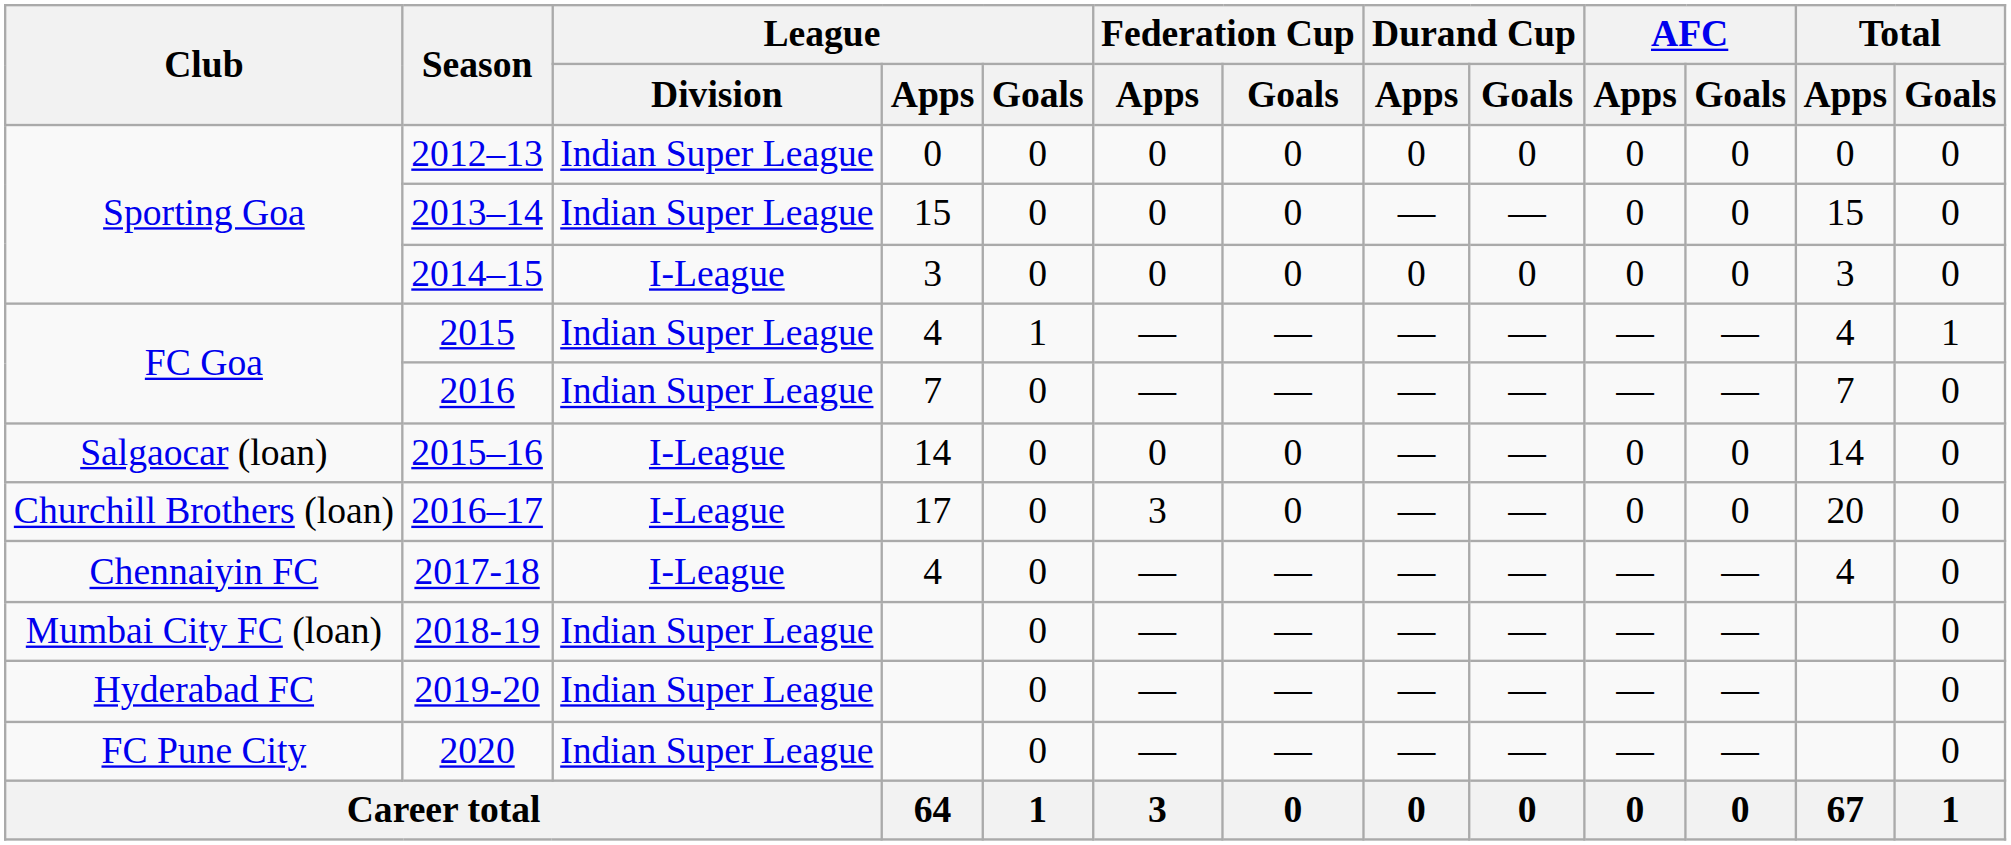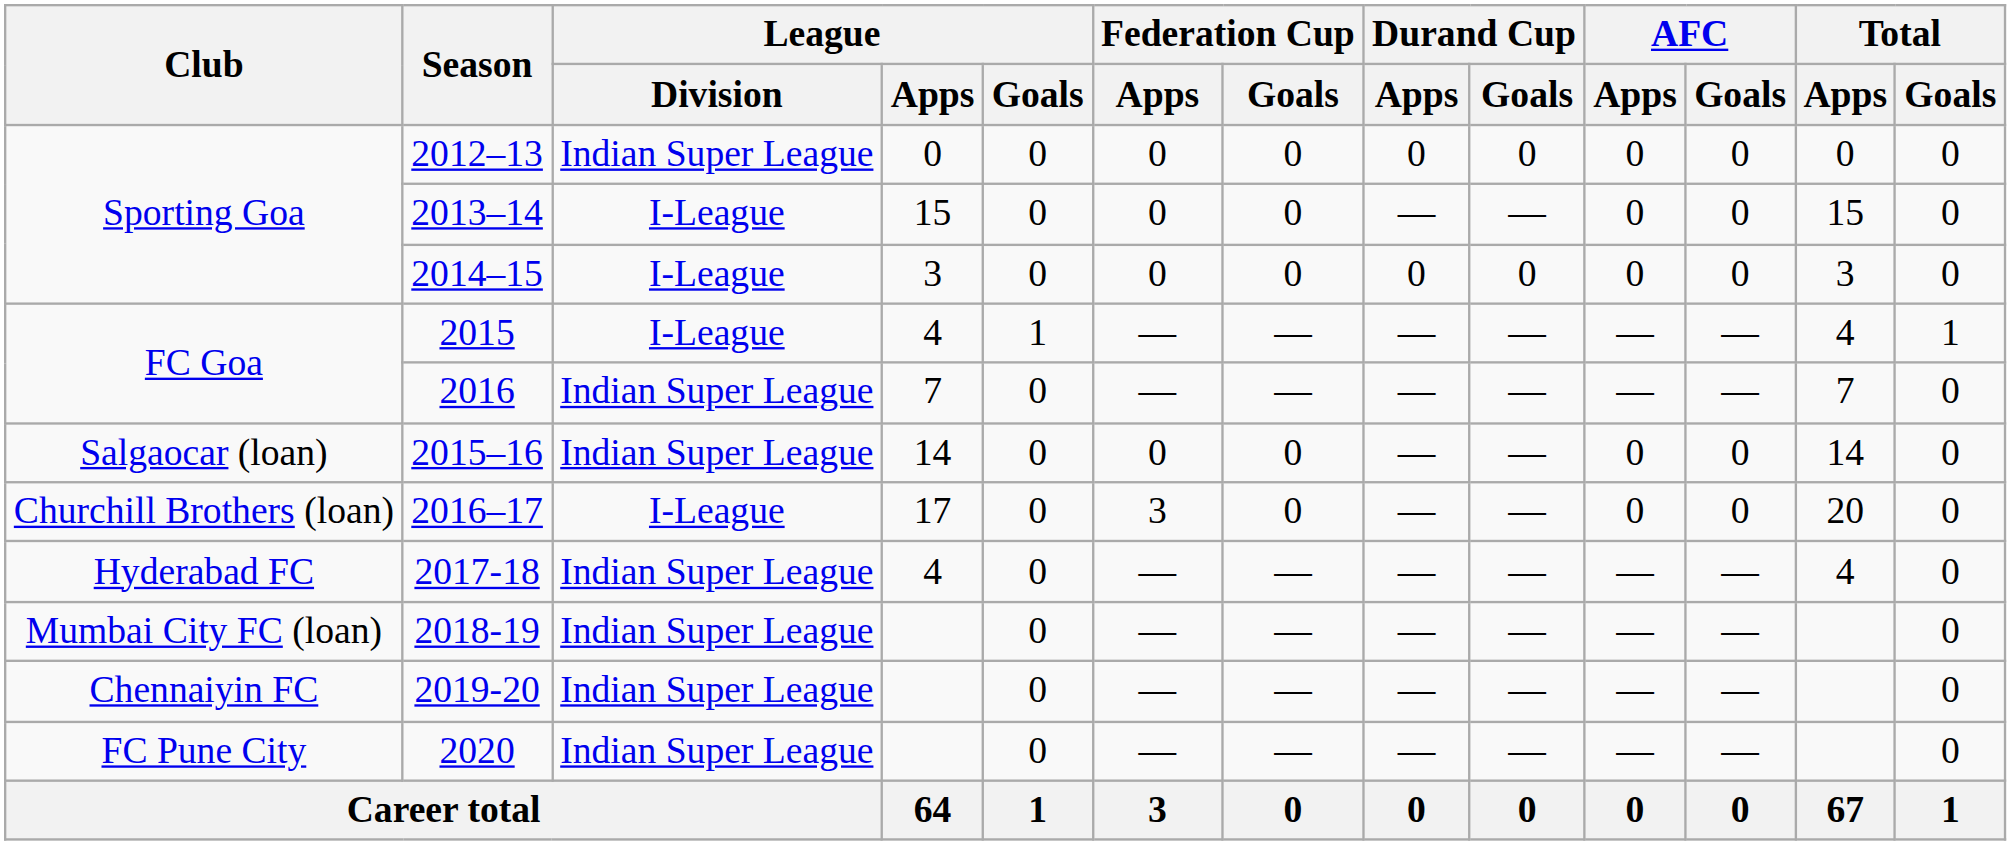(717, 213) Indian Super League -> (717, 213) I-League
(717, 332) Indian Super League -> (717, 332) I-League
(717, 451) I-League -> (717, 451) Indian Super League
(204, 570) Chennaiyin FC -> (204, 570) Hyderabad FC
(717, 570) I-League -> (717, 570) Indian Super League
(204, 690) Hyderabad FC -> (204, 690) Chennaiyin FC
